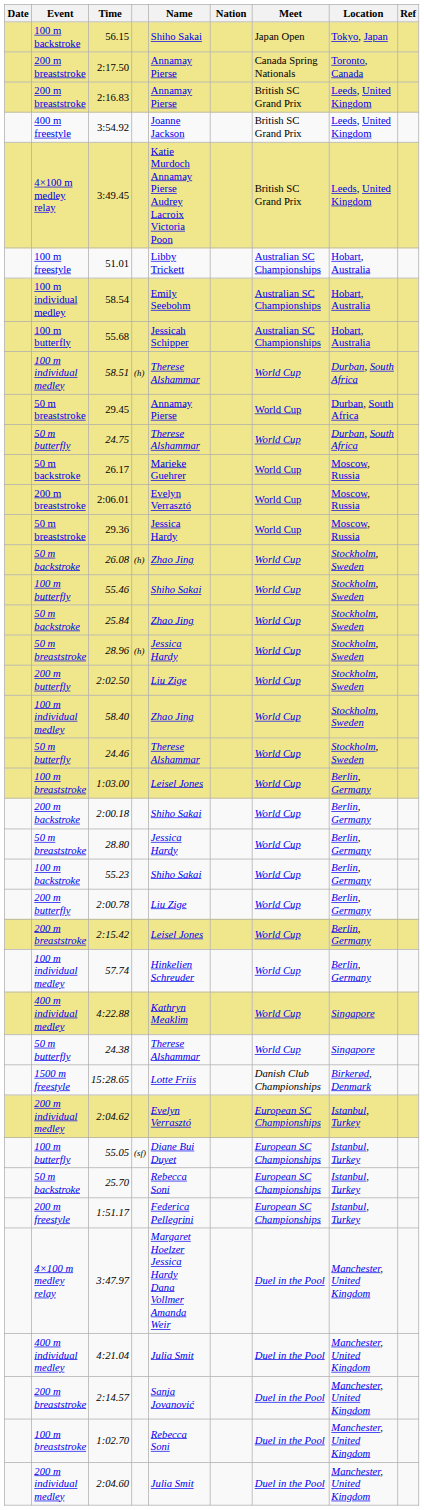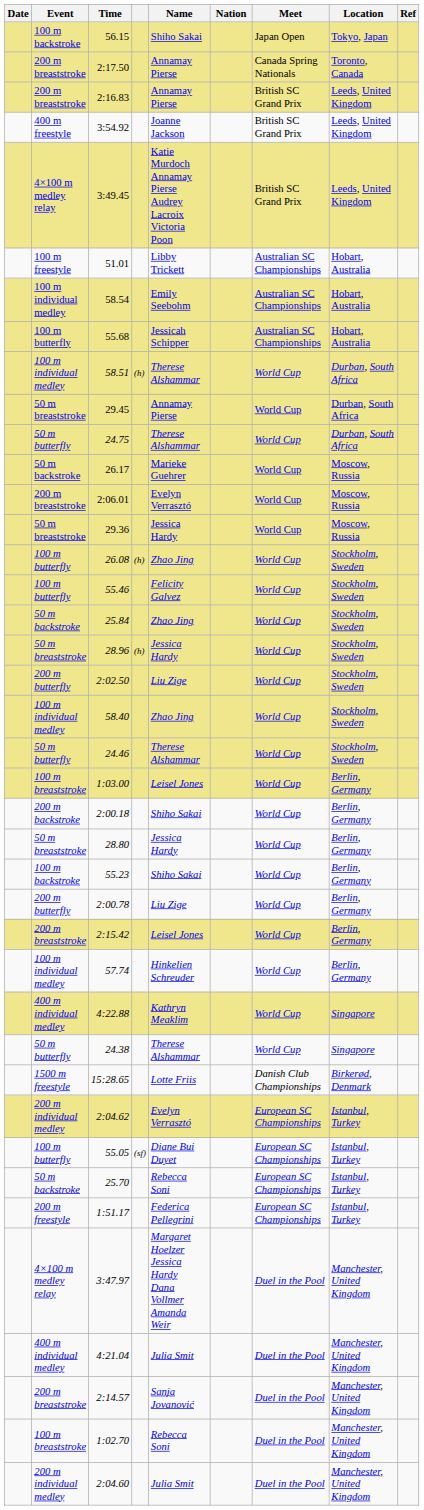(57, 560) 50 m backstroke -> (52, 560) 100 m butterfly
(176, 590) Shiho Sakai -> (167, 590) Felicity Galvez
